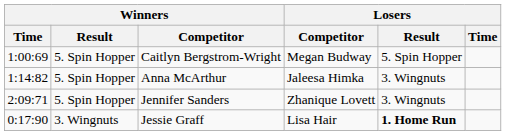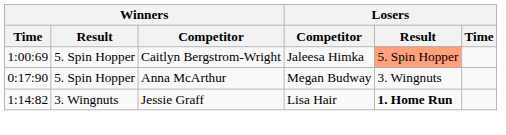(329, 57) Megan Budway -> (325, 57) Jaleesa Himka
(422, 57) no background -> (418, 57) lightsalmon background
(28, 78) 1:14:82 -> (28, 78) 0:17:90
(325, 78) Jaleesa Himka -> (329, 78) Megan Budway
- row: (185, 99)
(28, 120) 0:17:90 -> (28, 99) 1:14:82
